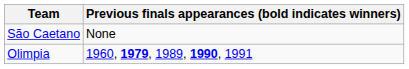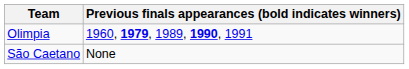rows swapped: (28, 53) <-> (44, 34)
